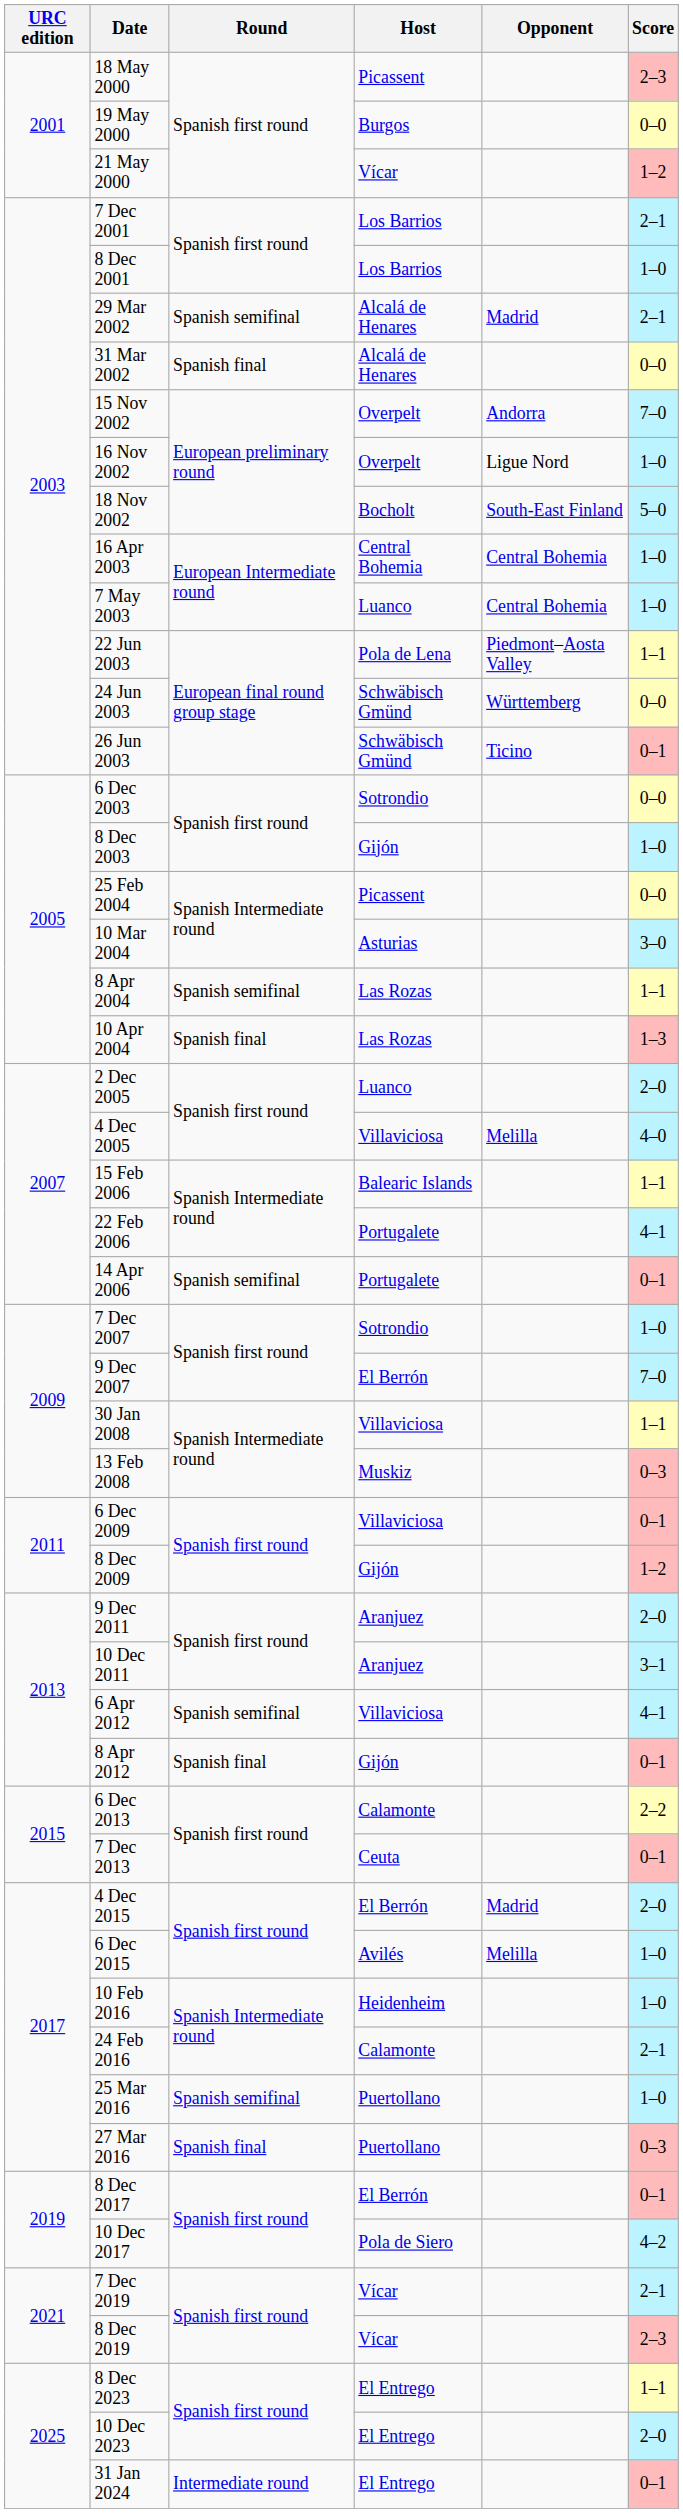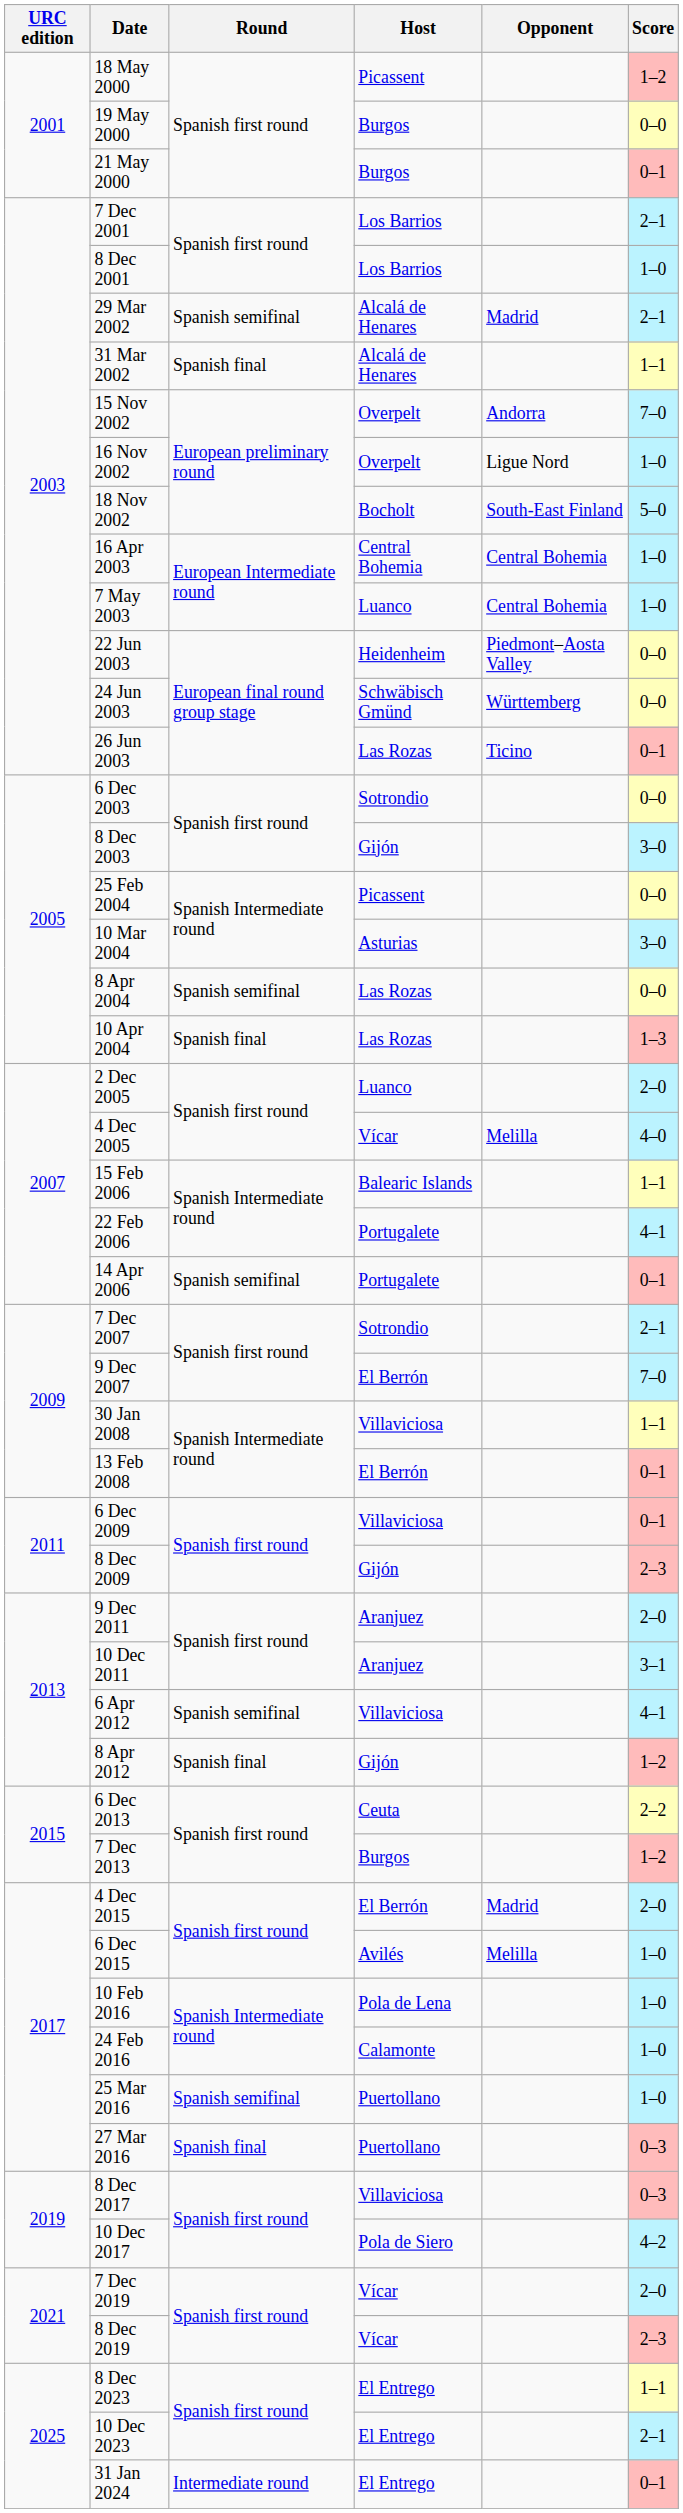(653, 76) 2–3 -> (653, 76) 1–2
(378, 173) Vícar -> (384, 173) Burgos
(653, 173) 1–2 -> (653, 173) 0–1
(653, 365) 0–0 -> (653, 365) 1–1
(405, 654) Pola de Lena -> (402, 654) Heidenheim
(653, 654) 1–1 -> (653, 654) 0–0
(401, 750) Schwäbisch Gmünd -> (395, 750) Las Rozas
(653, 847) 1–0 -> (653, 847) 3–0
(653, 991) 1–1 -> (653, 991) 0–0
(401, 1135) Villaviciosa -> (378, 1135) Vícar
(653, 1328) 1–0 -> (653, 1328) 2–1
(385, 1472) Muskiz -> (393, 1472) El Berrón
(653, 1472) 0–3 -> (653, 1472) 0–1
(653, 1569) 1–2 -> (653, 1569) 2–3
(653, 1761) 0–1 -> (653, 1761) 1–2
(397, 1809) Calamonte -> (379, 1809) Ceuta
(379, 1858) Ceuta -> (384, 1858) Burgos
(653, 1858) 0–1 -> (653, 1858) 1–2
(402, 2002) Heidenheim -> (405, 2002) Pola de Lena
(653, 2050) 2–1 -> (653, 2050) 1–0
(393, 2195) El Berrón -> (401, 2195) Villaviciosa
(653, 2195) 0–1 -> (653, 2195) 0–3
(653, 2291) 2–1 -> (653, 2291) 2–0
(653, 2435) 2–0 -> (653, 2435) 2–1
